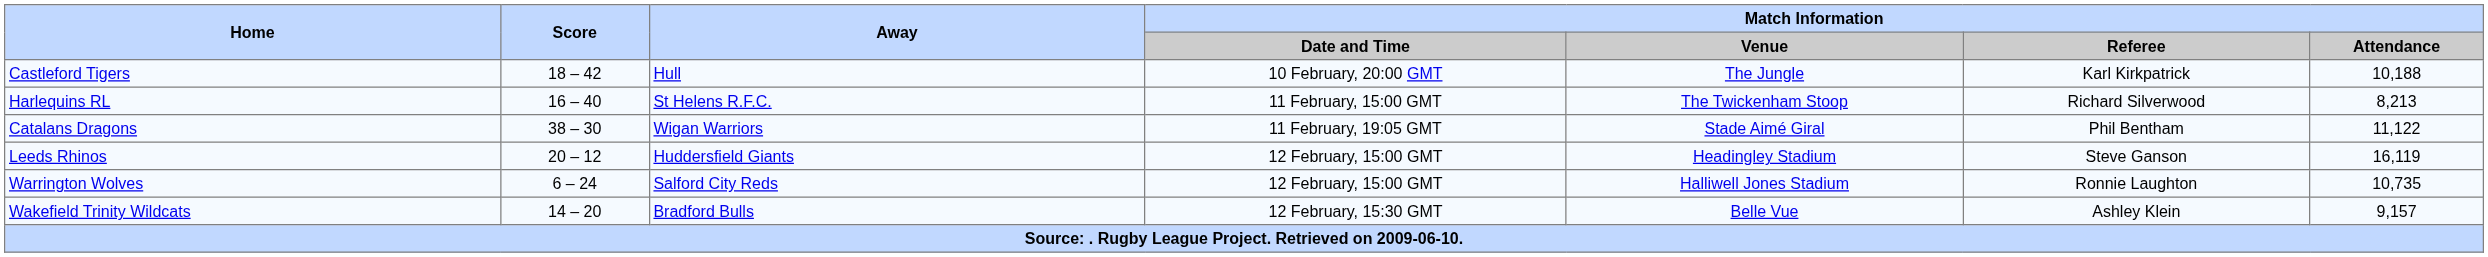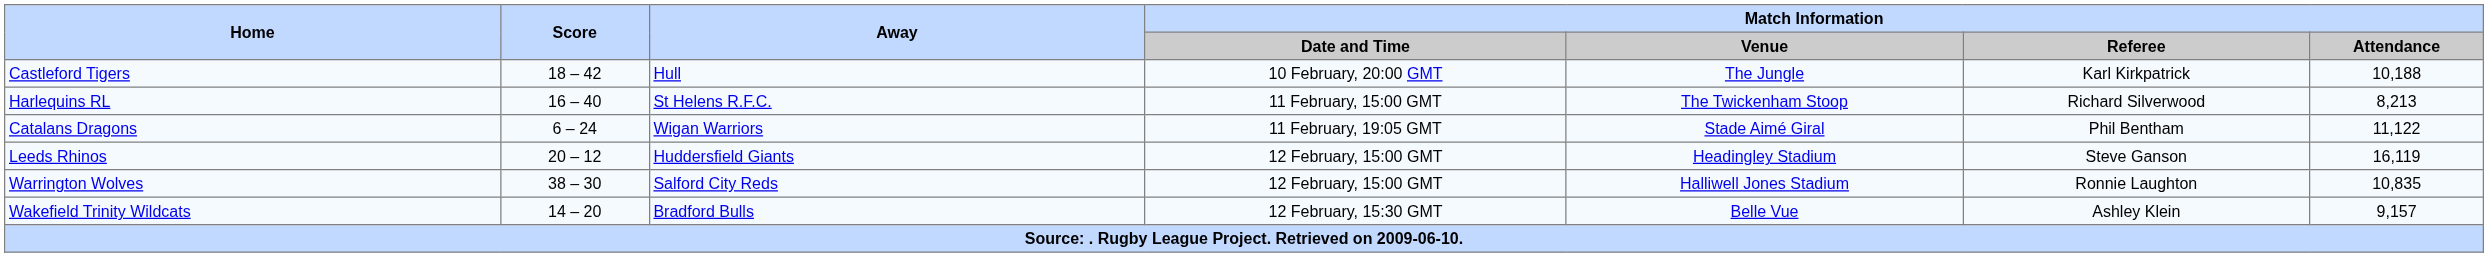(575, 128) 38 – 30 -> (575, 128) 6 – 24
(575, 183) 6 – 24 -> (575, 183) 38 – 30
(2397, 183) 10,735 -> (2397, 183) 10,835
